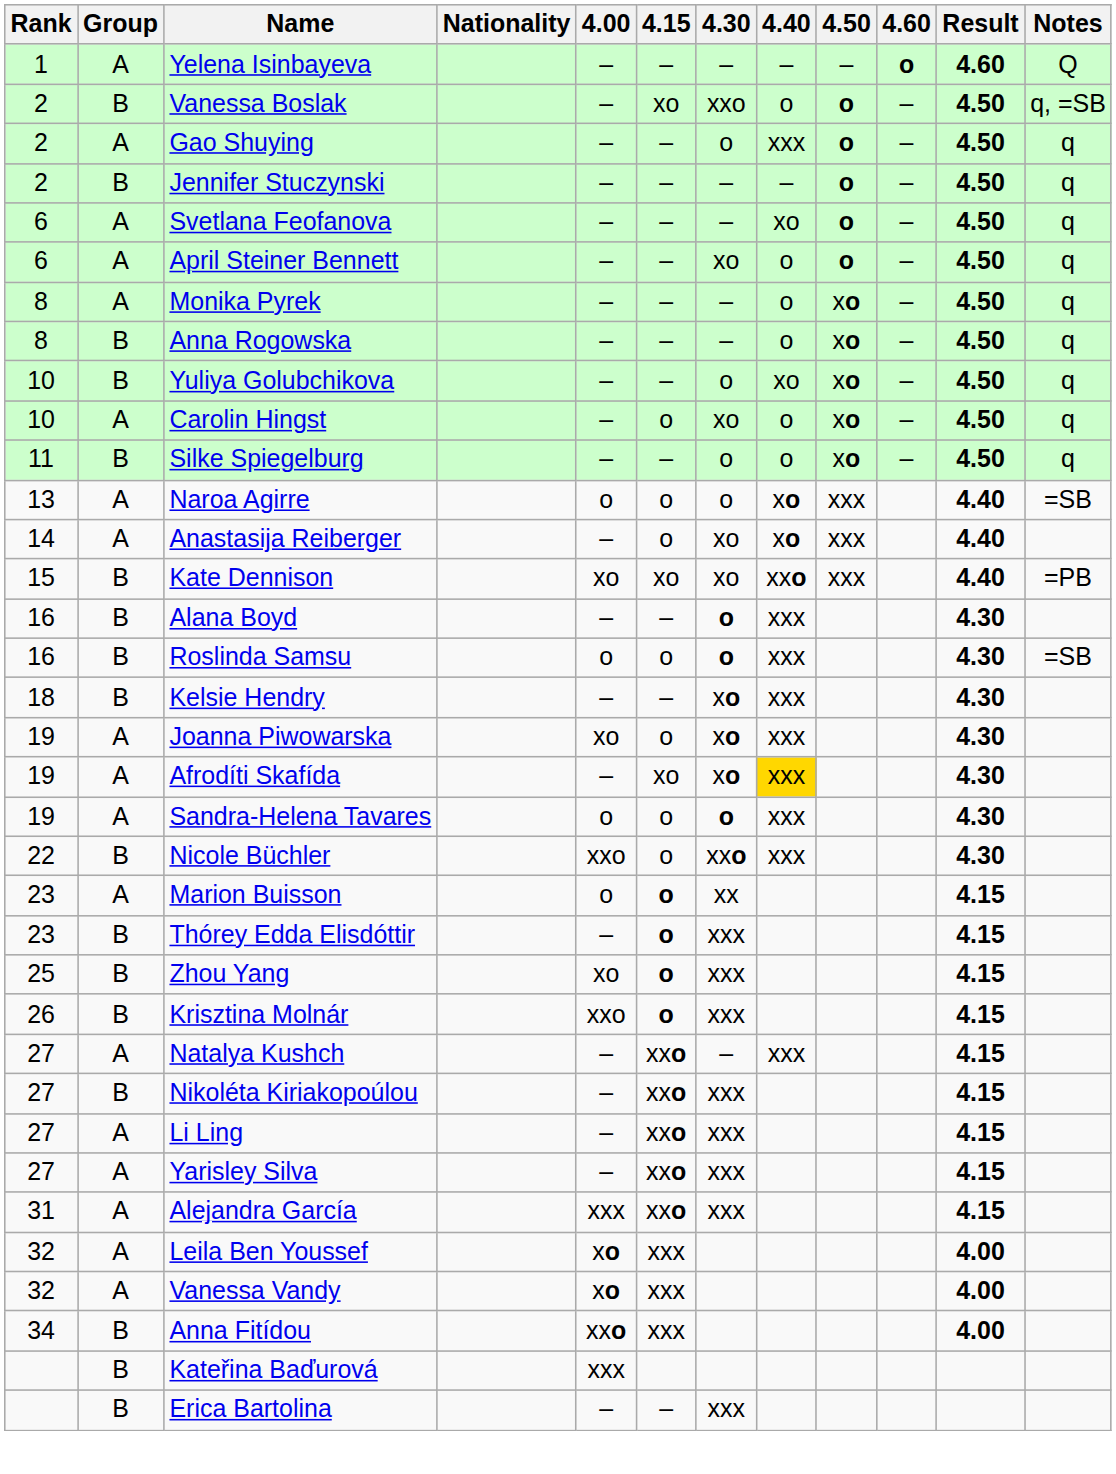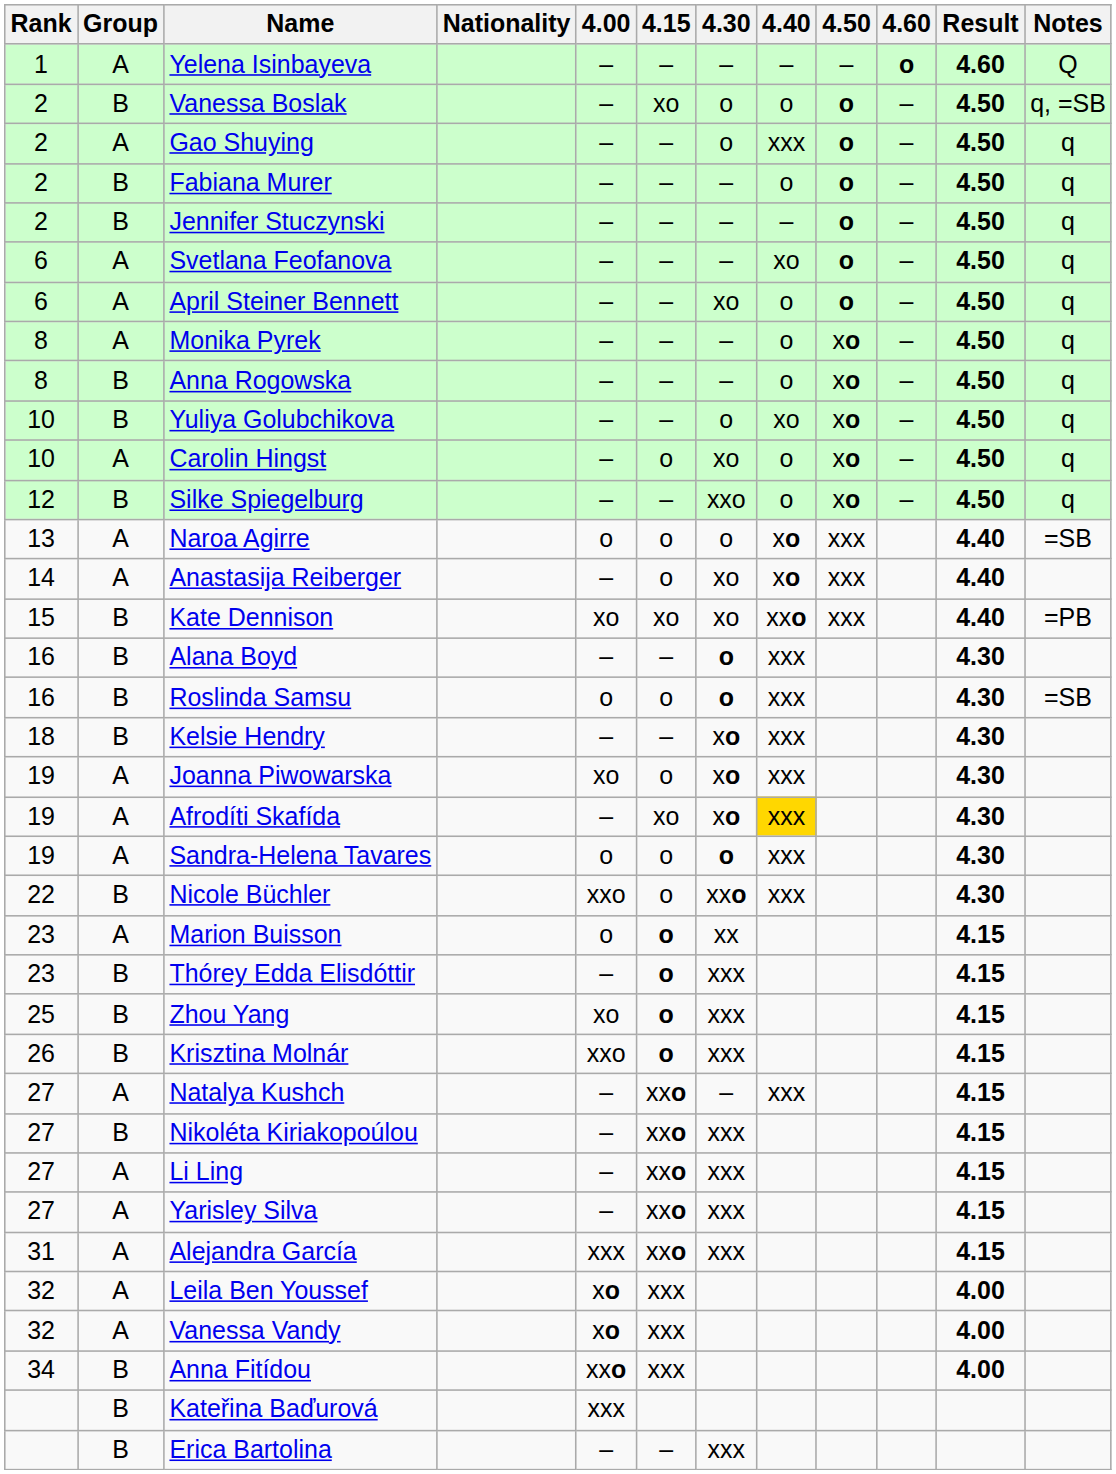(726, 103) xxo -> (726, 103) o
+ row: (251, 182)
(41, 459) 11 -> (41, 499) 12
(726, 459) o -> (726, 499) xxo
